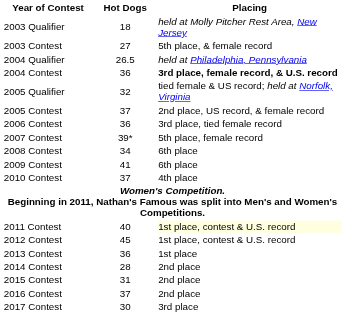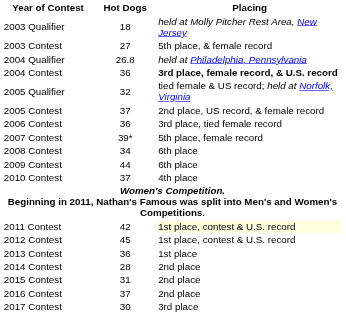(125, 59) 26.5 -> (125, 59) 26.8
(125, 164) 41 -> (125, 164) 44
(125, 226) 40 -> (125, 226) 42
